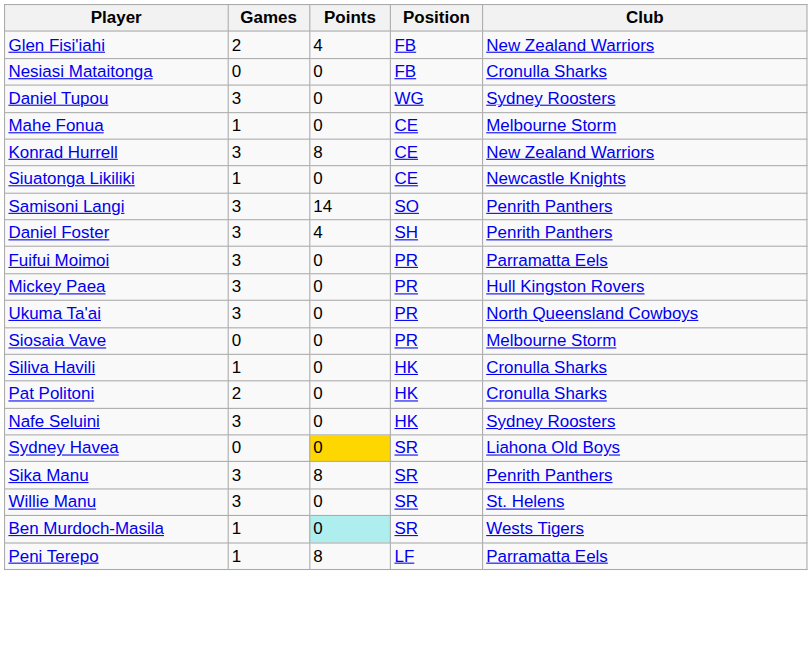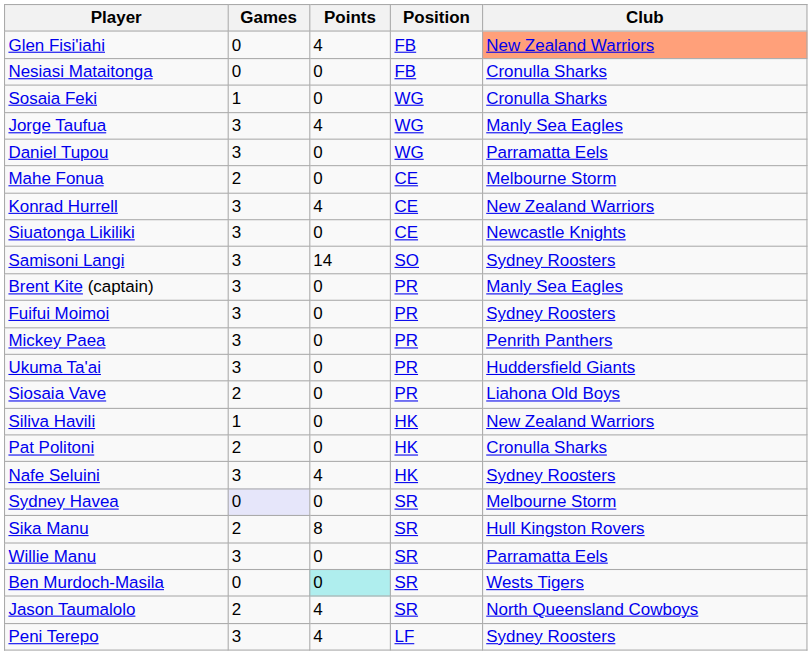(237, 44) 2 -> (237, 44) 0
(570, 44) no background -> (570, 44) lightsalmon background
+ row: (53, 98)
+ row: (57, 125)
(551, 98) Sydney Roosters -> (547, 152) Parramatta Eels
(237, 125) 1 -> (237, 179) 2
(318, 152) 8 -> (318, 206) 4
(237, 179) 1 -> (237, 233) 3
(549, 206) Penrith Panthers -> (551, 260) Sydney Roosters
- row: (59, 233)
+ row: (81, 286)
(547, 260) Parramatta Eels -> (551, 313) Sydney Roosters
(565, 286) Hull Kingston Rovers -> (549, 340) Penrith Panthers
(592, 313) North Queensland Cowboys -> (561, 367) Huddersfield Giants
(237, 340) 0 -> (237, 394) 2
(551, 340) Melbourne Storm -> (553, 394) Liahona Old Boys
(547, 367) Cronulla Sharks -> (570, 421) New Zealand Warriors
(318, 421) 0 -> (318, 475) 4
(237, 448) no background -> (237, 502) lavender background
(318, 448) gold background -> (318, 502) no background
(553, 448) Liahona Old Boys -> (551, 502) Melbourne Storm
(237, 475) 3 -> (237, 529) 2
(549, 475) Penrith Panthers -> (565, 529) Hull Kingston Rovers
(525, 502) St. Helens -> (547, 555) Parramatta Eels
(237, 529) 1 -> (237, 582) 0
+ row: (72, 609)
(237, 555) 1 -> (237, 636) 3
(318, 555) 8 -> (318, 636) 4
(547, 555) Parramatta Eels -> (551, 636) Sydney Roosters
